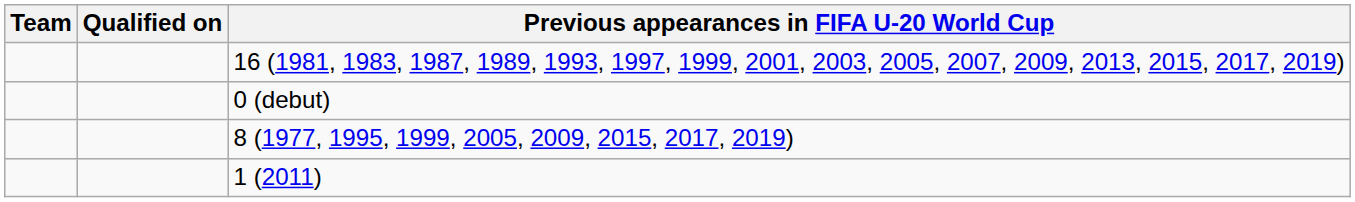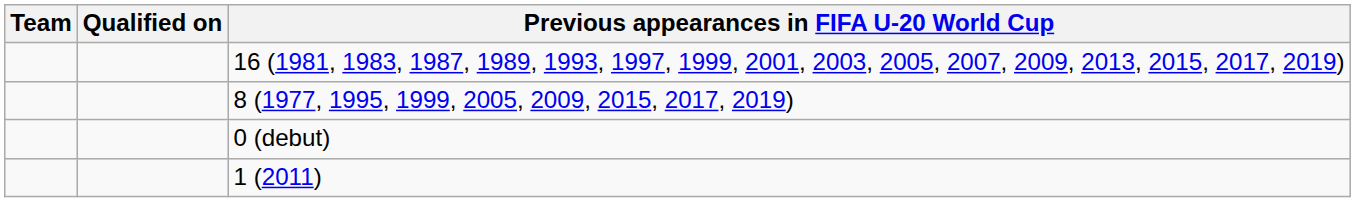rows swapped: (514, 138) <-> (282, 100)
